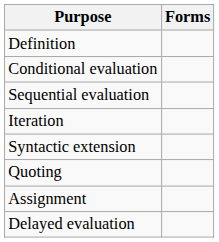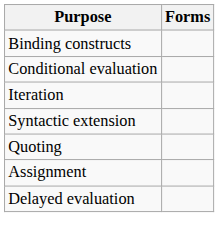- row: (42, 43)
+ row: (70, 43)
- row: (79, 95)
